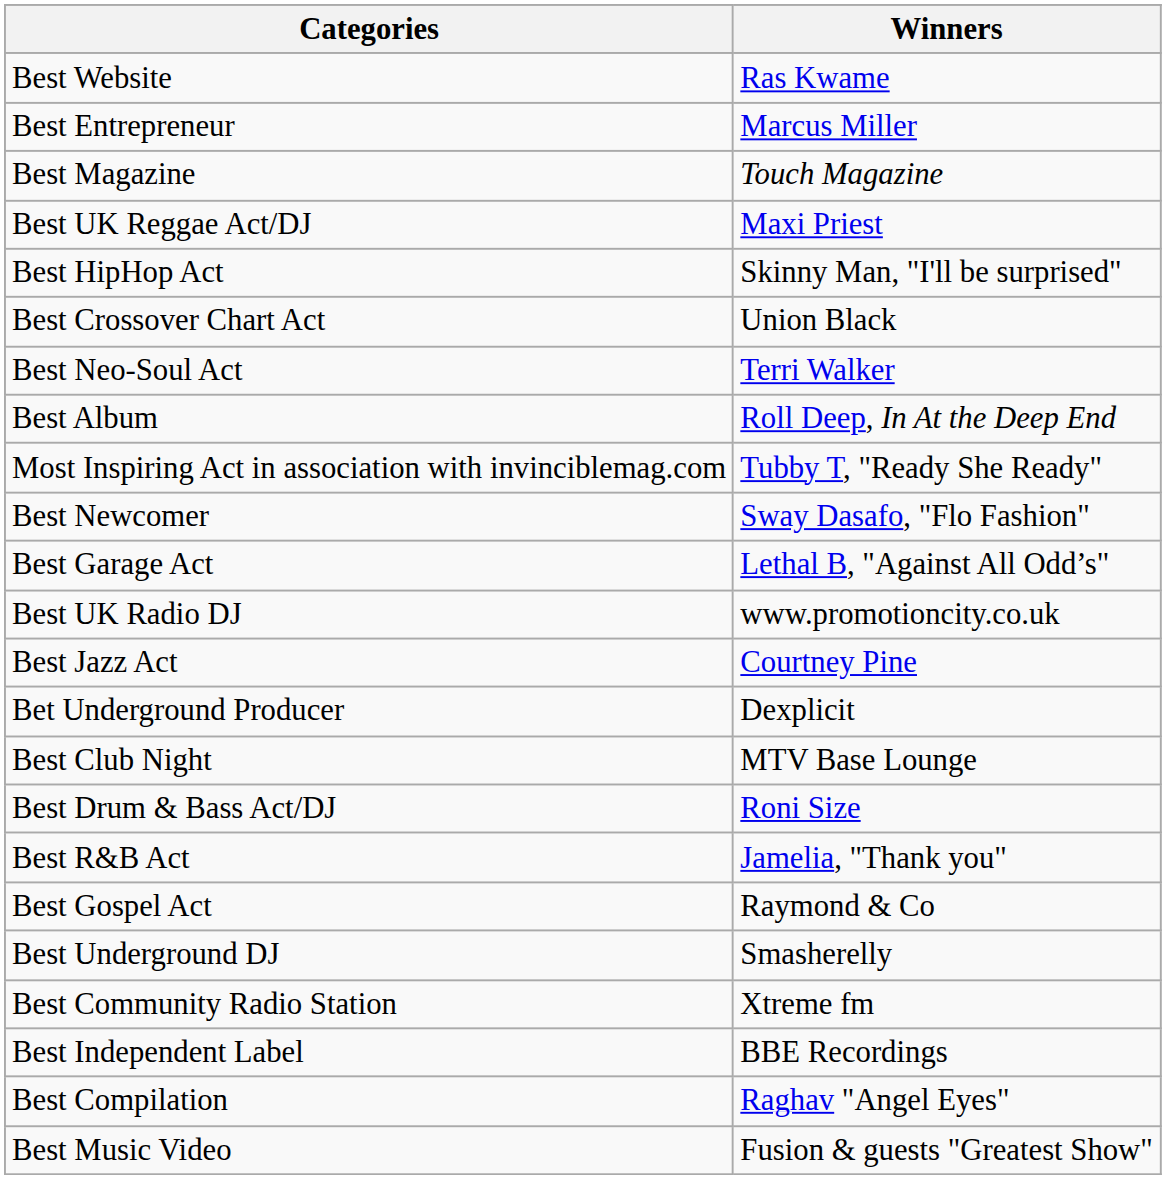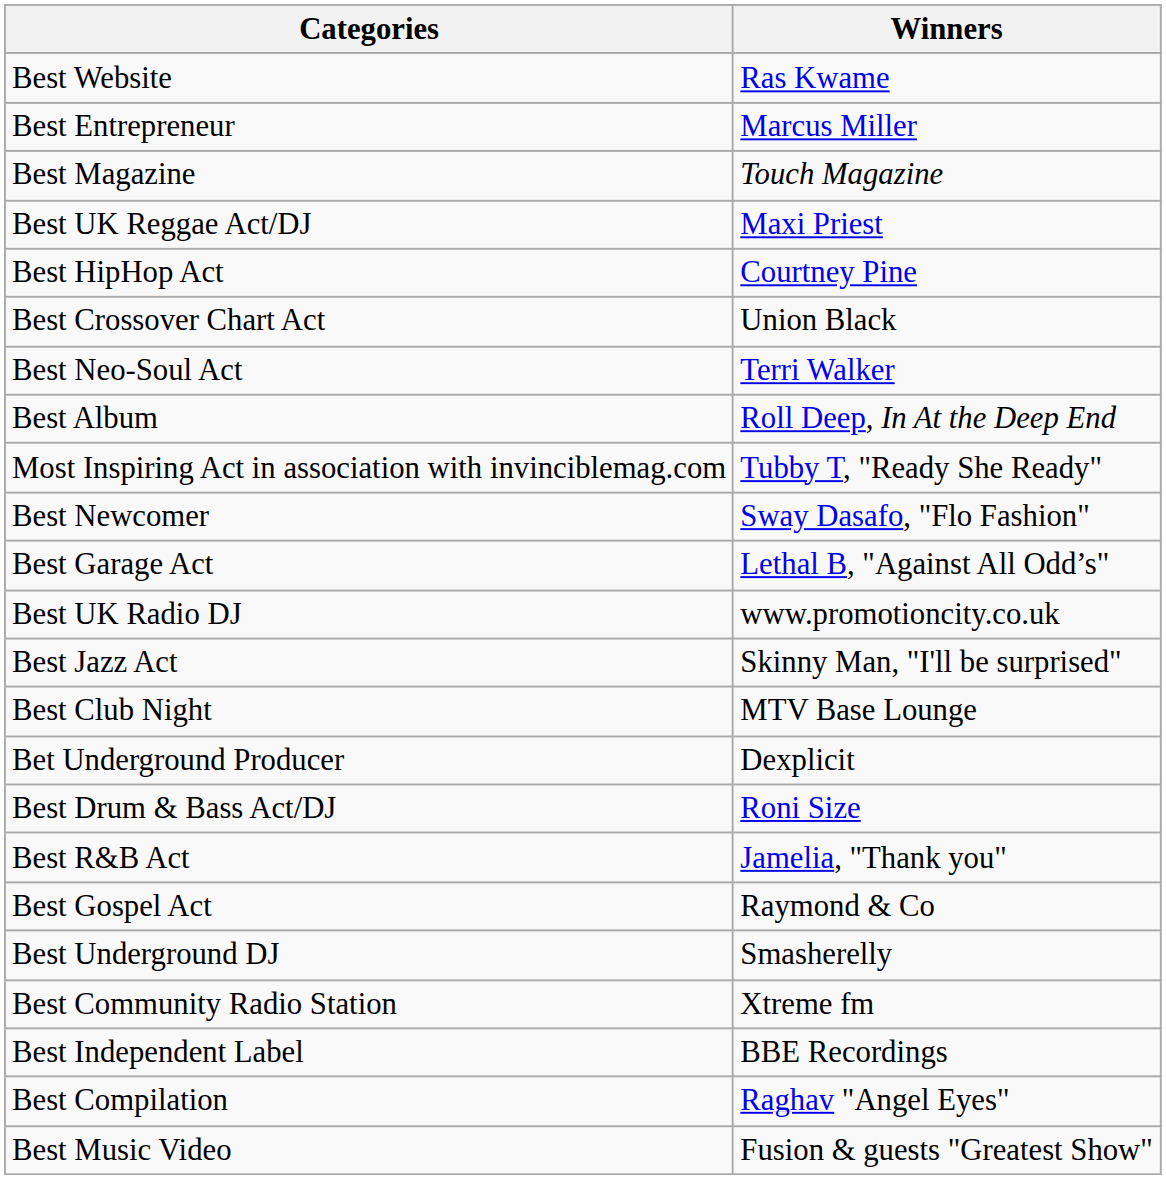(931, 272) Skinny Man, "I'll be surprised" -> (829, 272) Courtney Pine
(829, 662) Courtney Pine -> (931, 662) Skinny Man, "I'll be surprised"
rows swapped: (112, 759) <-> (178, 710)
